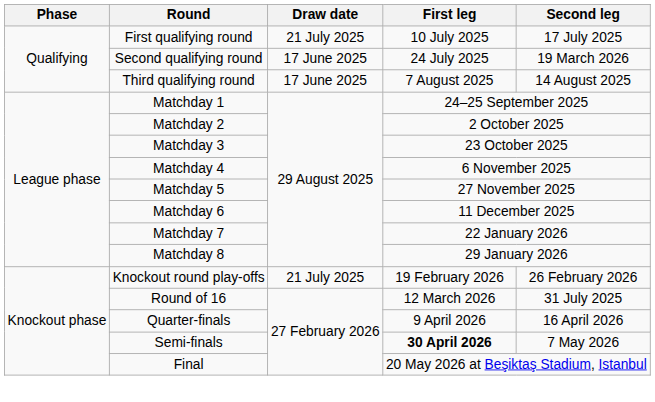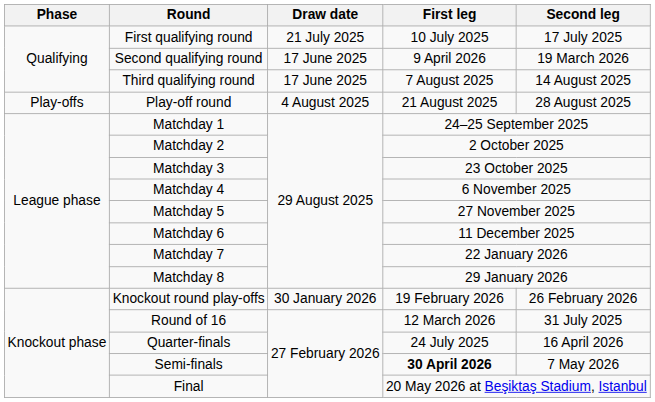(450, 59) 24 July 2025 -> (450, 59) 9 April 2026
+ row: (189, 102)
(325, 277) 21 July 2025 -> (325, 299) 30 January 2026
(450, 320) 9 April 2026 -> (450, 342) 24 July 2025
